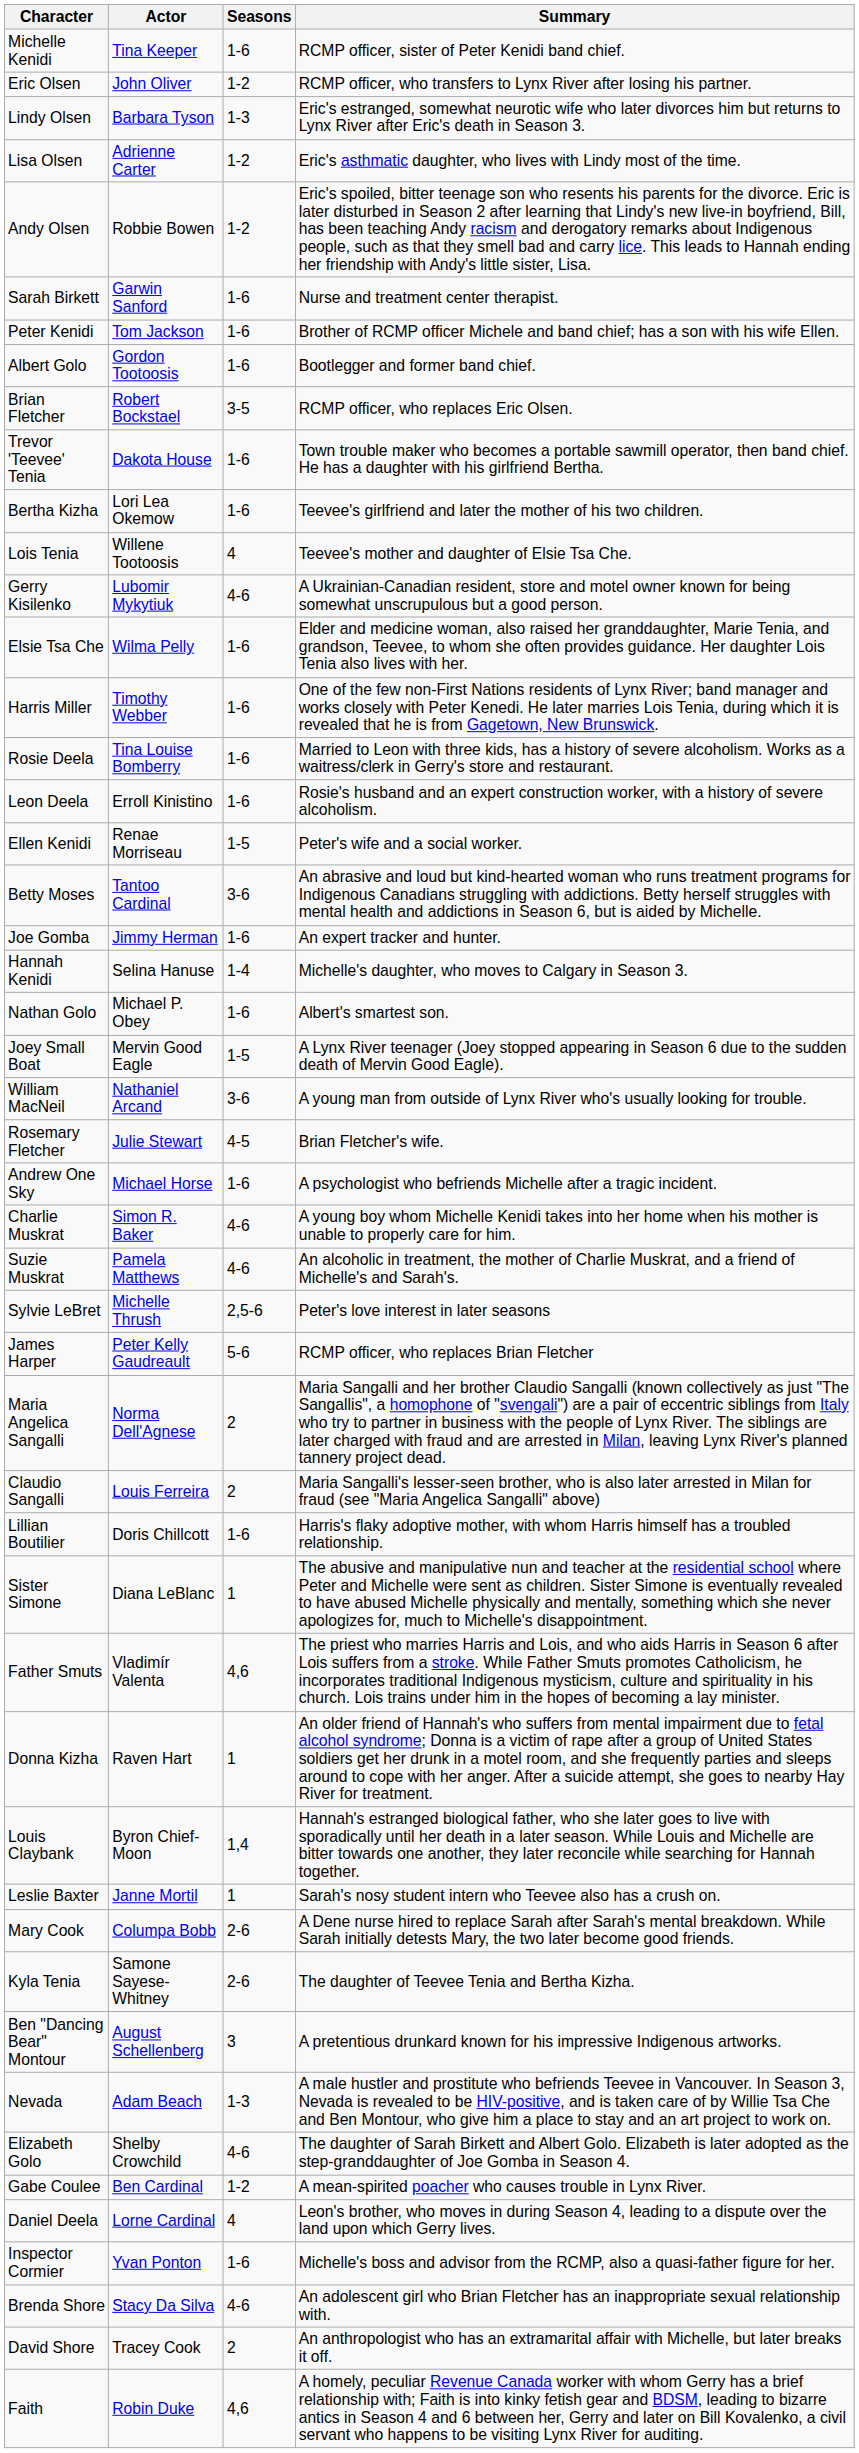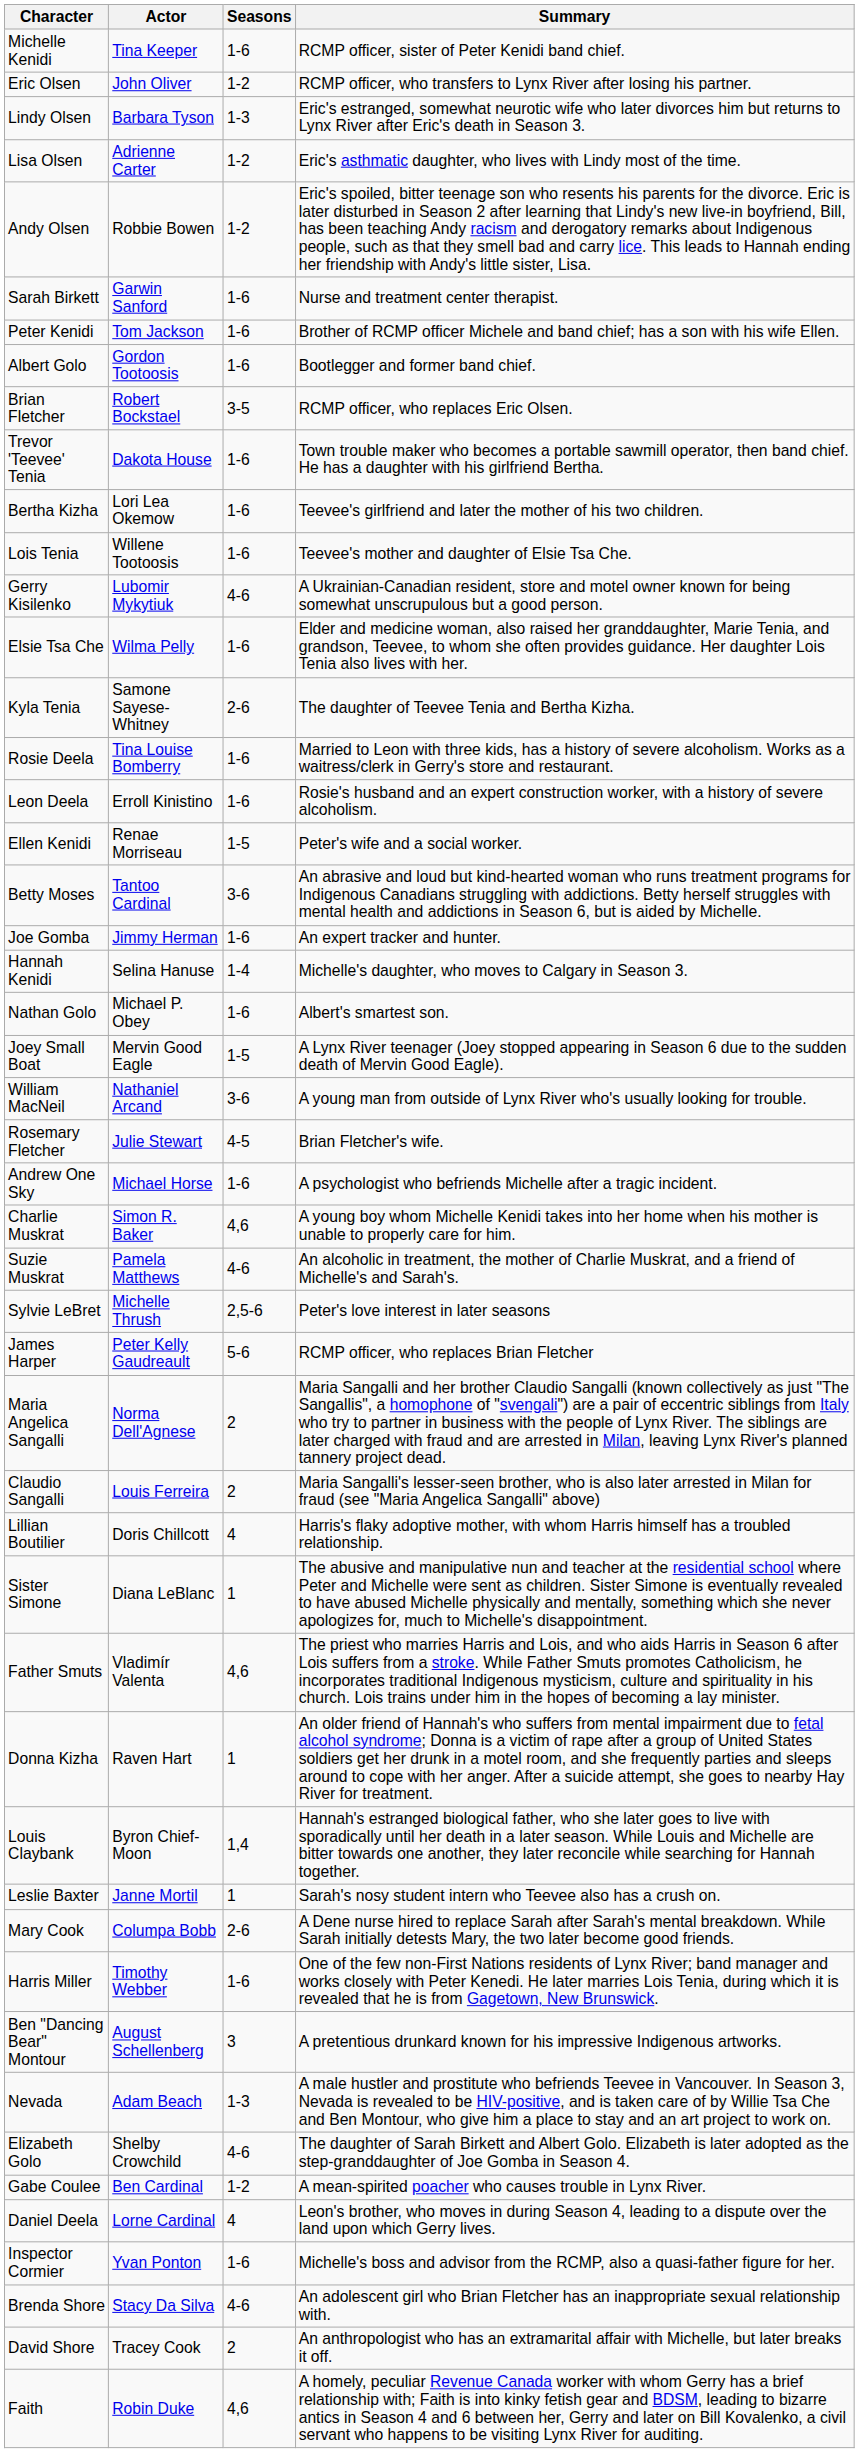(231, 553) 4 -> (238, 553) 1-6
rows swapped: (50, 707) <-> (44, 1981)
(238, 1226) 4-6 -> (238, 1226) 4,6
(238, 1534) 1-6 -> (231, 1534) 4
